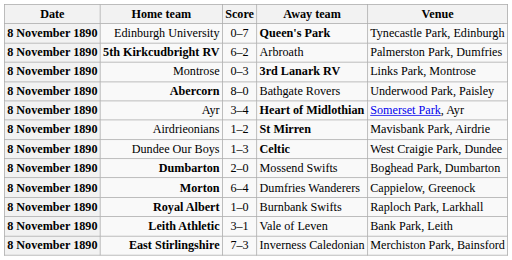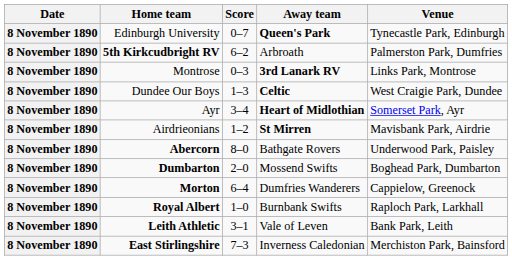rows swapped: (176, 149) <-> (195, 91)
